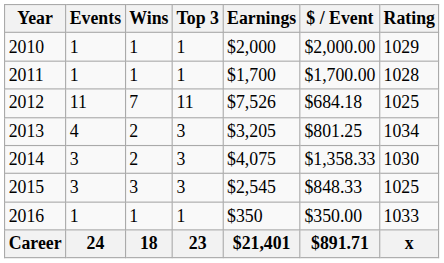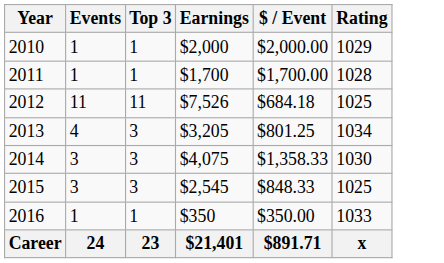- column: (149, 18)
